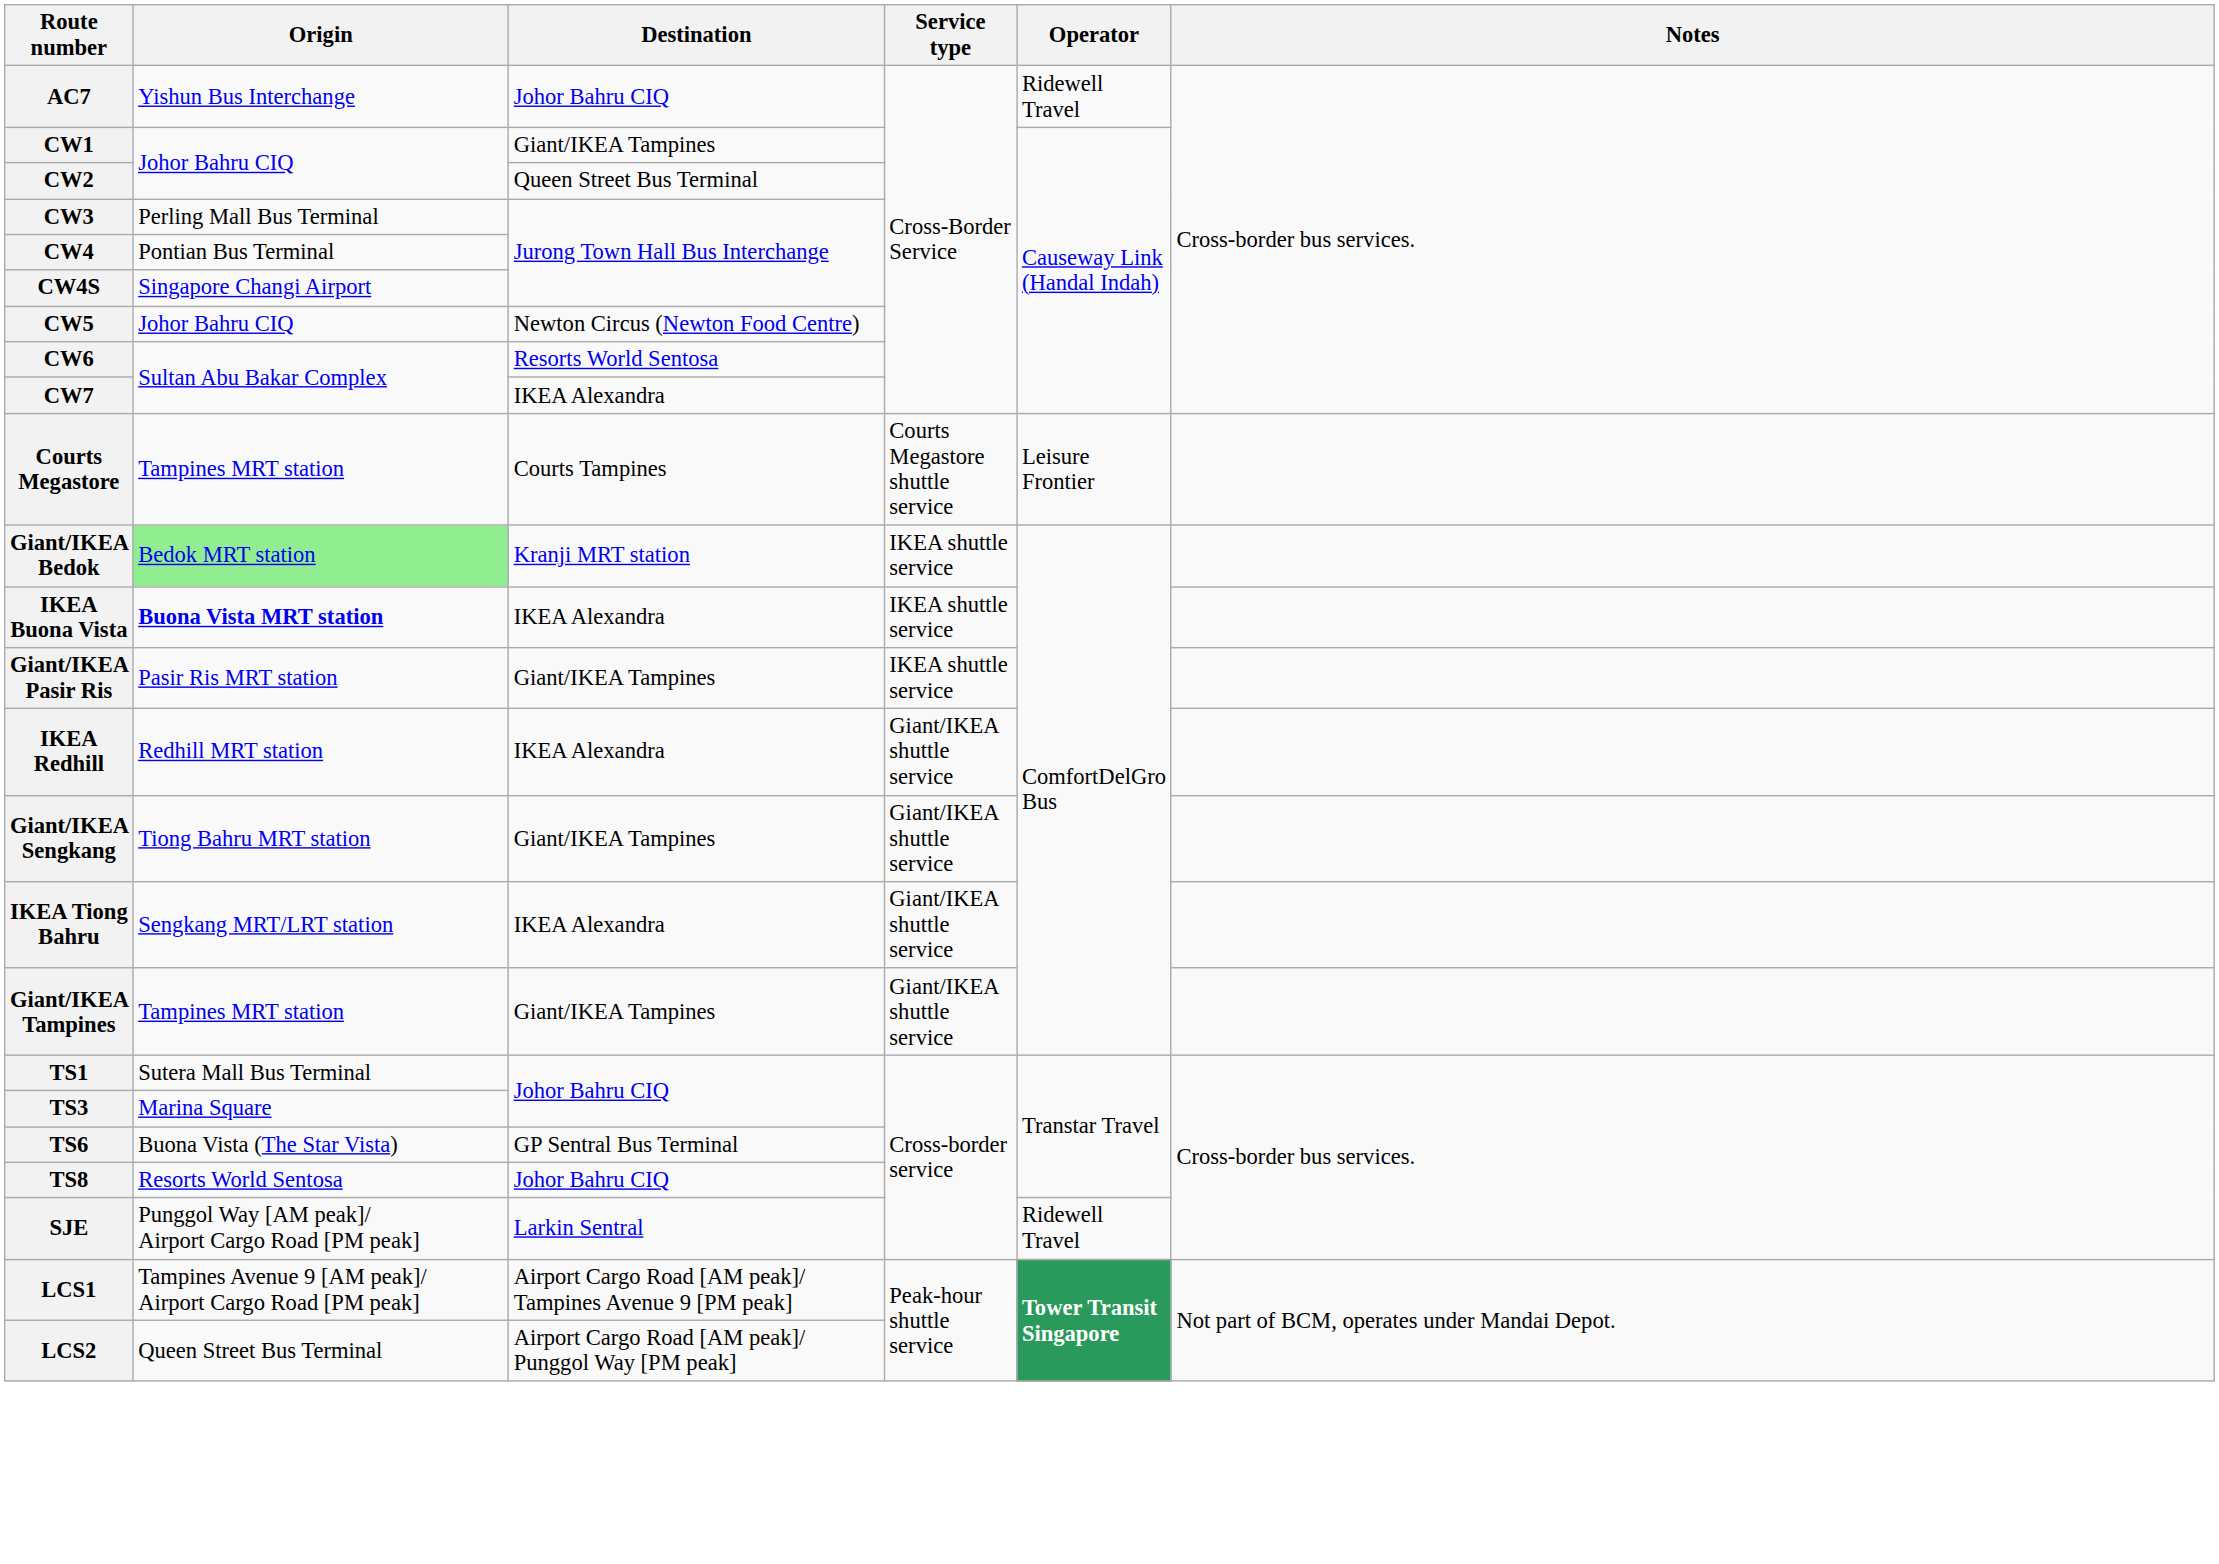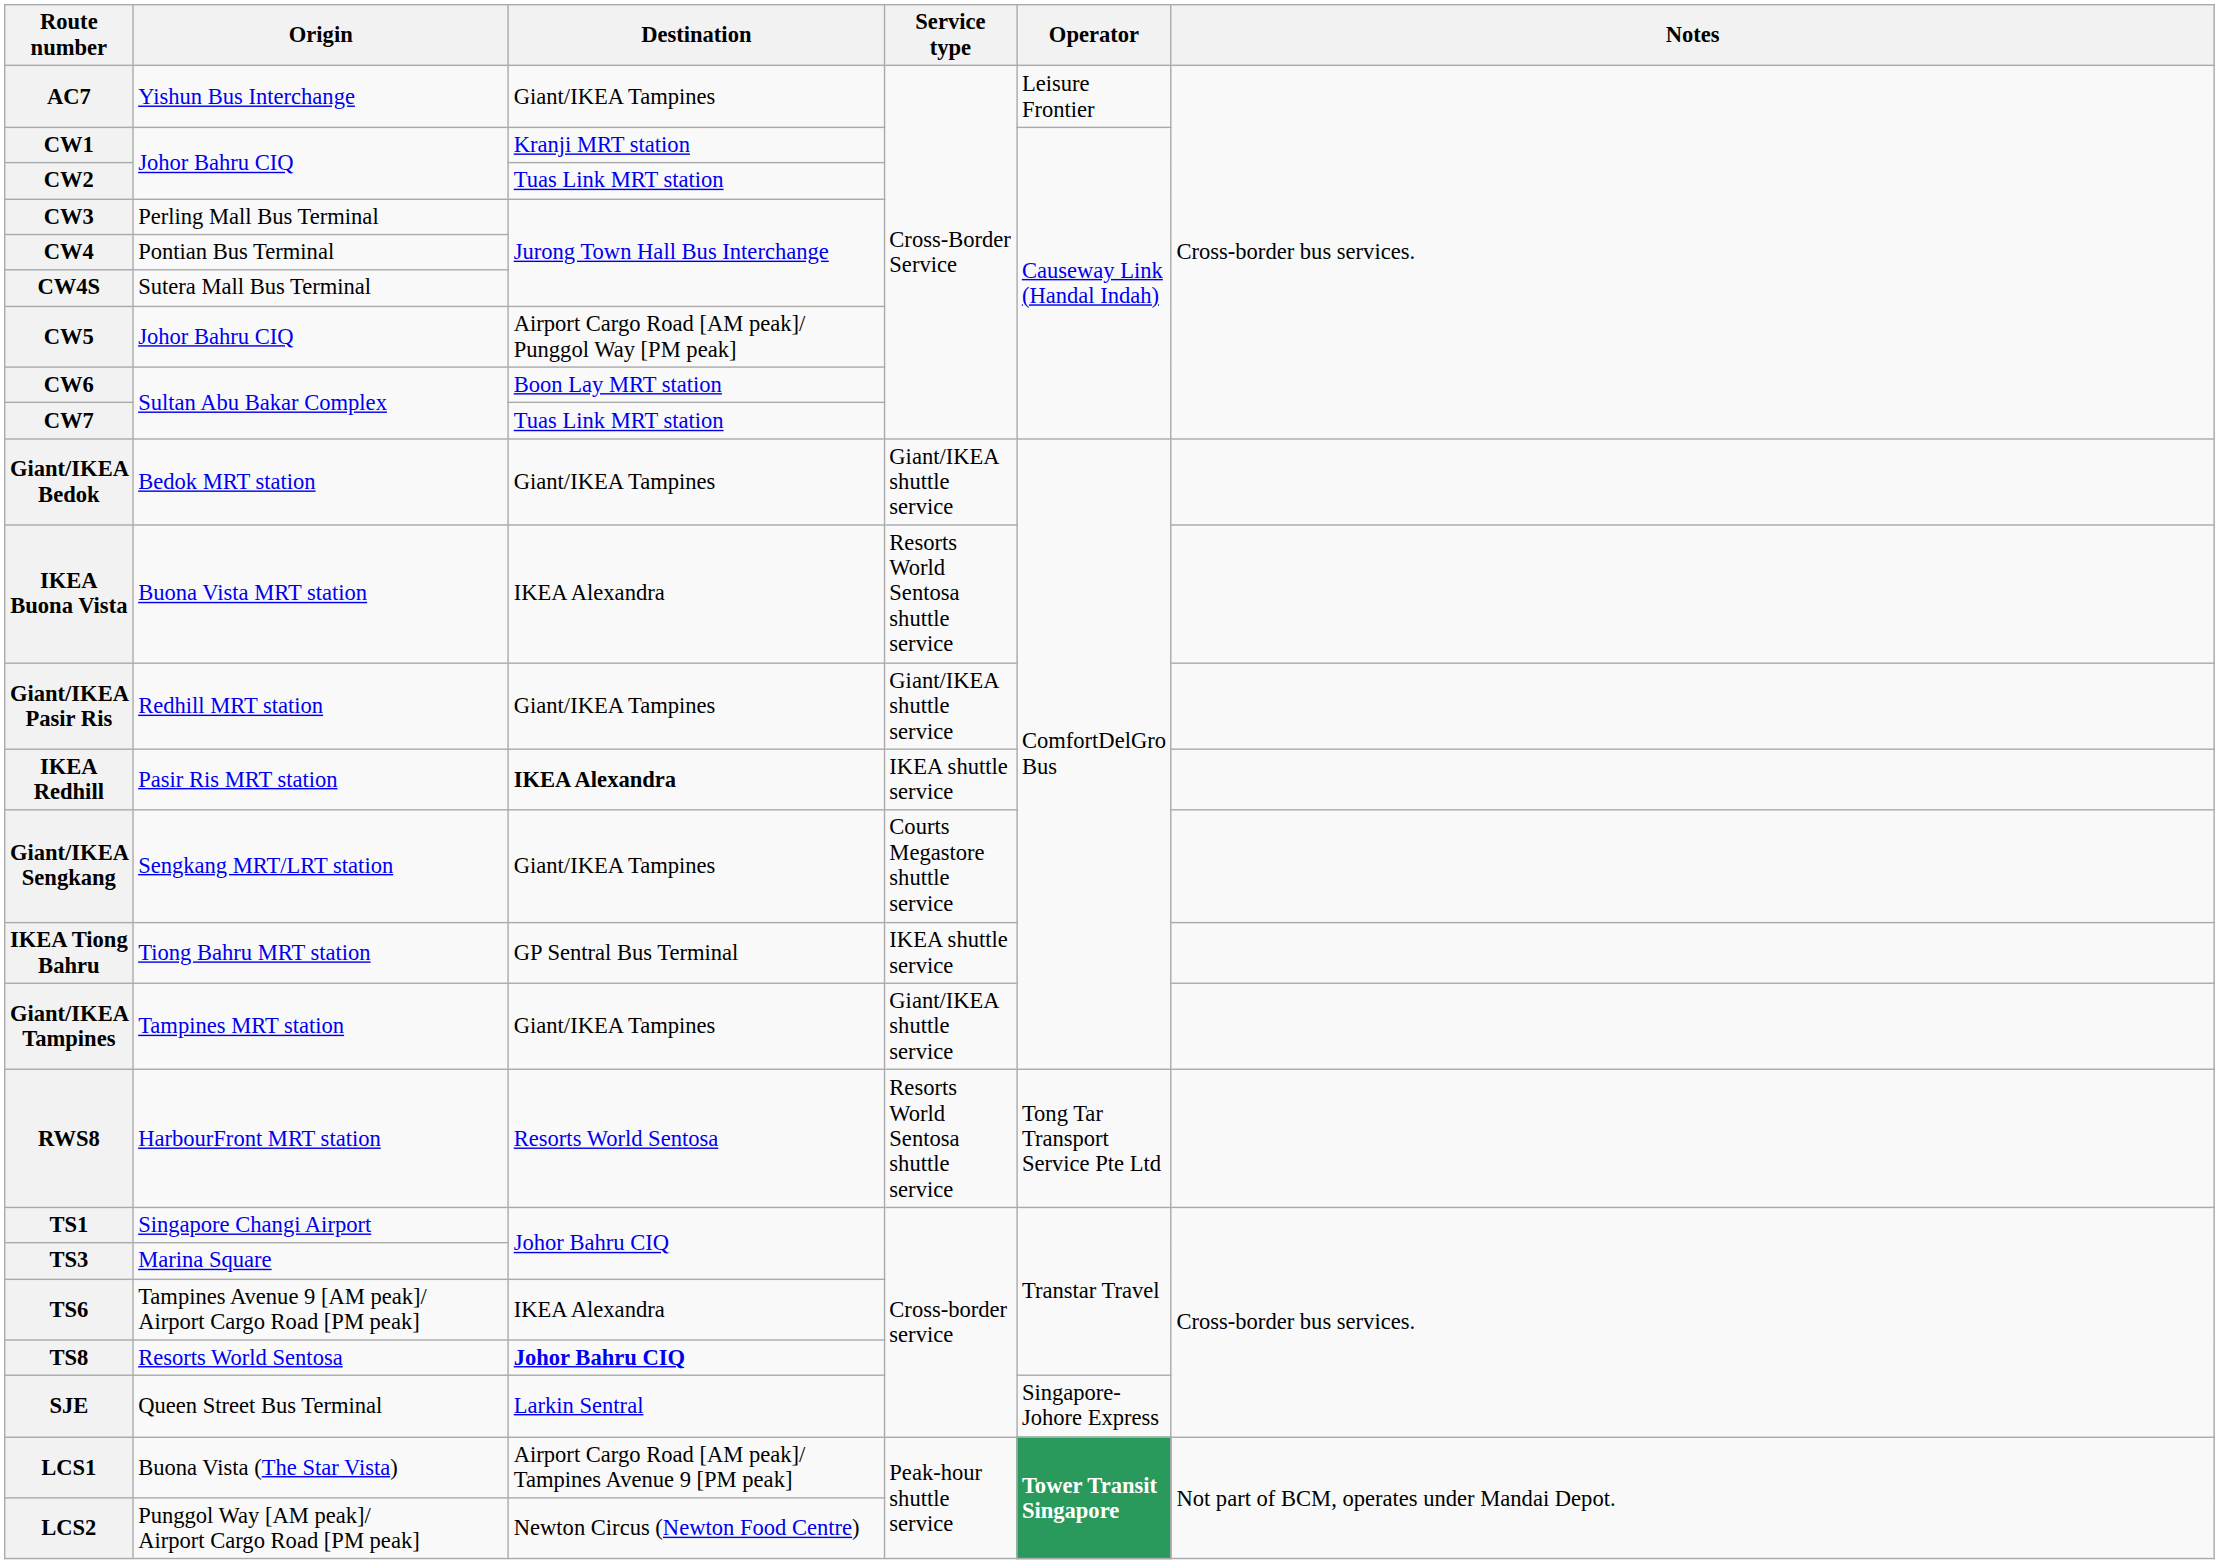(591, 96) Johor Bahru CIQ -> (615, 96) Giant/IKEA Tampines
(1063, 96) Ridewell Travel -> (1058, 96) Leisure Frontier
(615, 144) Giant/IKEA Tampines -> (602, 144) Kranji MRT station
(636, 180) Queen Street Bus Terminal -> (619, 180) Tuas Link MRT station
(255, 287) Singapore Changi Airport -> (255, 287) Sutera Mall Bus Terminal
(687, 323) Newton Circus (Newton Food Centre) -> (660, 336) Airport Cargo Road [AM peak]/ Punggol Way [PM peak]
(616, 359) Resorts World Sentosa -> (618, 384) Boon Lay MRT station
(589, 395) IKEA Alexandra -> (619, 420) Tuas Link MRT station
- row: (69, 469)
(227, 555) lightgreen background -> (227, 481) no background
(602, 555) Kranji MRT station -> (615, 481) Giant/IKEA Tampines
(949, 555) IKEA shuttle service -> (944, 481) Giant/IKEA shuttle service
(261, 616) bold -> (253, 593) normal
(949, 616) IKEA shuttle service -> (924, 593) Resorts World Sentosa shuttle service
(238, 677) Pasir Ris MRT station -> (231, 705) Redhill MRT station
(949, 677) IKEA shuttle service -> (944, 705) Giant/IKEA shuttle service
(231, 751) Redhill MRT station -> (238, 779) Pasir Ris MRT station
(589, 751) normal -> (595, 779) bold
(944, 751) Giant/IKEA shuttle service -> (949, 779) IKEA shuttle service
(254, 838) Tiong Bahru MRT station -> (266, 865) Sengkang MRT/LRT station
(944, 838) Giant/IKEA shuttle service -> (937, 865) Courts Megastore shuttle service
(266, 924) Sengkang MRT/LRT station -> (254, 952) Tiong Bahru MRT station
(589, 924) IKEA Alexandra -> (626, 952) GP Sentral Bus Terminal
(944, 924) Giant/IKEA shuttle service -> (949, 952) IKEA shuttle service
+ row: (69, 1138)
(255, 1072) Sutera Mall Bus Terminal -> (255, 1224) Singapore Changi Airport
(268, 1144) Buona Vista (The Star Vista) -> (282, 1309) Tampines Avenue 9 [AM peak]/ Airport Cargo Road [PM peak]
(626, 1144) GP Sentral Bus Terminal -> (589, 1309) IKEA Alexandra
(591, 1179) normal -> (599, 1357) bold
(279, 1228) Punggol Way [AM peak]/ Airport Cargo Road [PM peak] -> (260, 1405) Queen Street Bus Terminal
(1063, 1228) Ridewell Travel -> (1090, 1405) Singapore-Johore Express
(282, 1289) Tampines Avenue 9 [AM peak]/ Airport Cargo Road [PM peak] -> (268, 1467) Buona Vista (The Star Vista)
(260, 1350) Queen Street Bus Terminal -> (279, 1528) Punggol Way [AM peak]/ Airport Cargo Road [PM peak]
(660, 1350) Airport Cargo Road [AM peak]/ Punggol Way [PM peak] -> (687, 1528) Newton Circus (Newton Food Centre)
